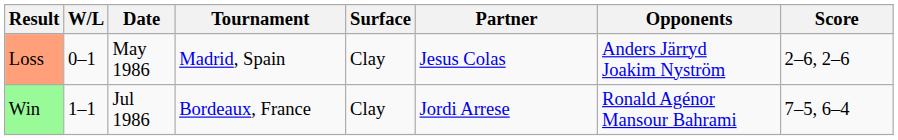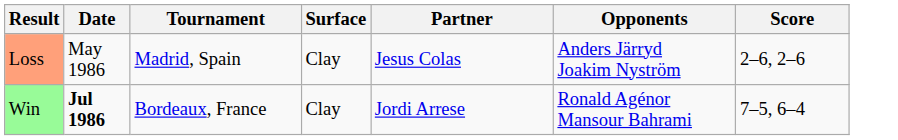- column: (86, 19)
(131, 109) normal -> (87, 109) bold
